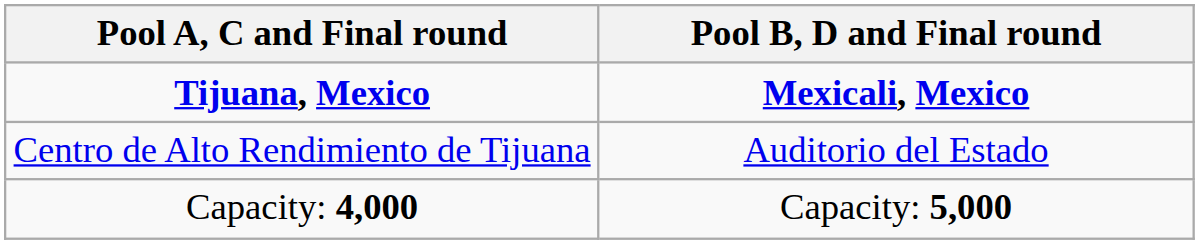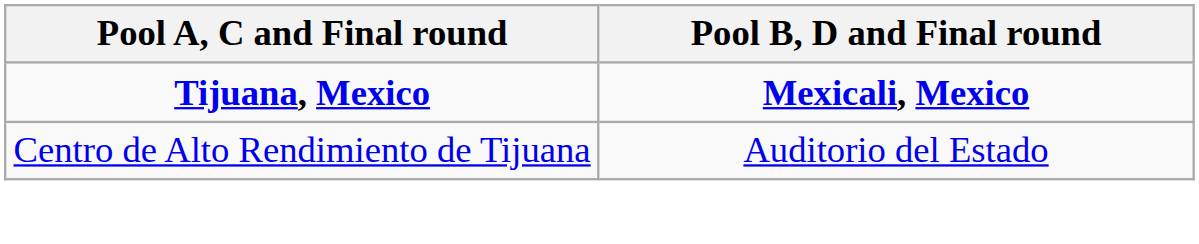- row: (302, 207)
